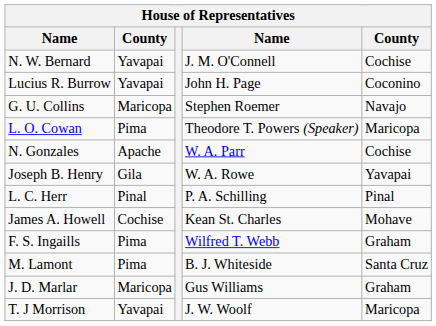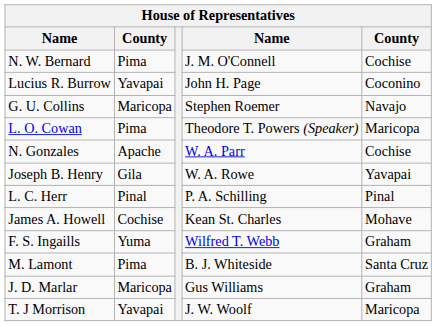(140, 61) Yavapai -> (132, 61) Pima
(132, 241) Pima -> (134, 241) Yuma
